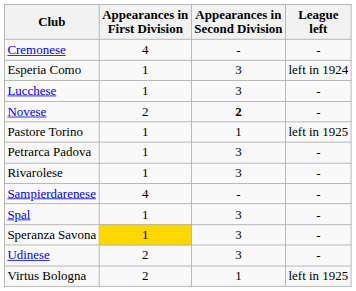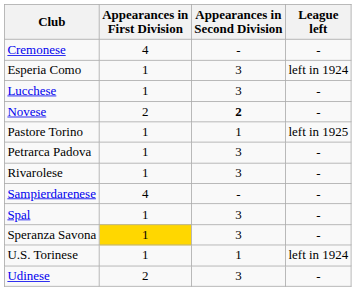+ row: (43, 255)
- row: (47, 276)
